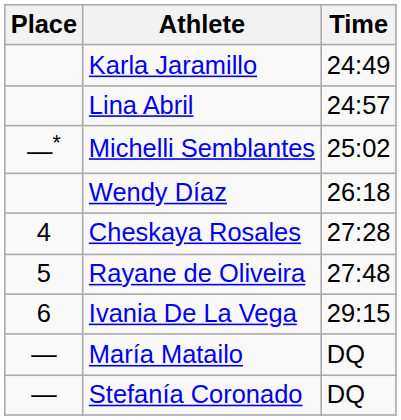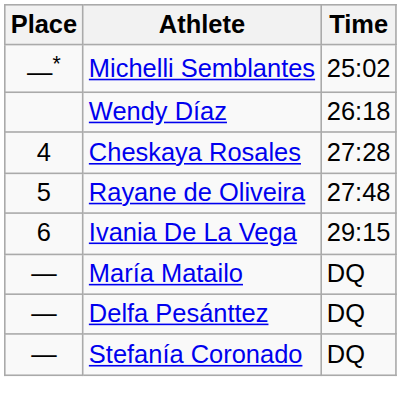- row: (173, 65)
- row: (141, 105)
+ row: (179, 313)
